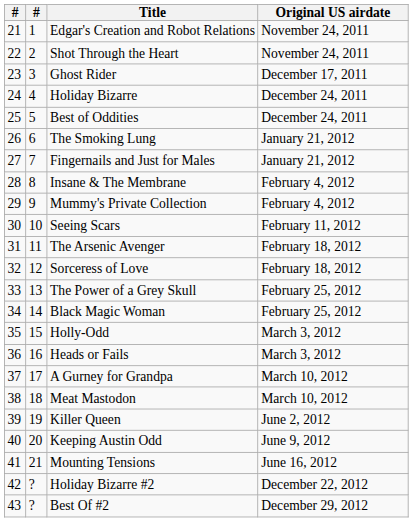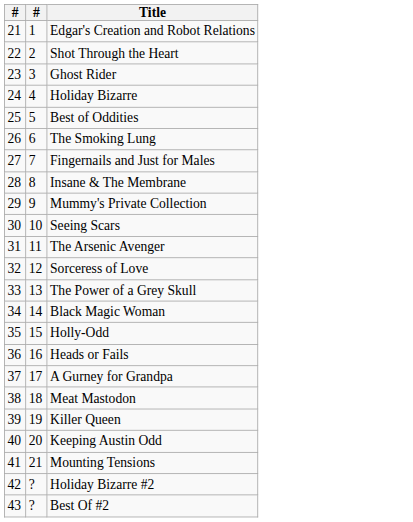- column: (333, 12)
